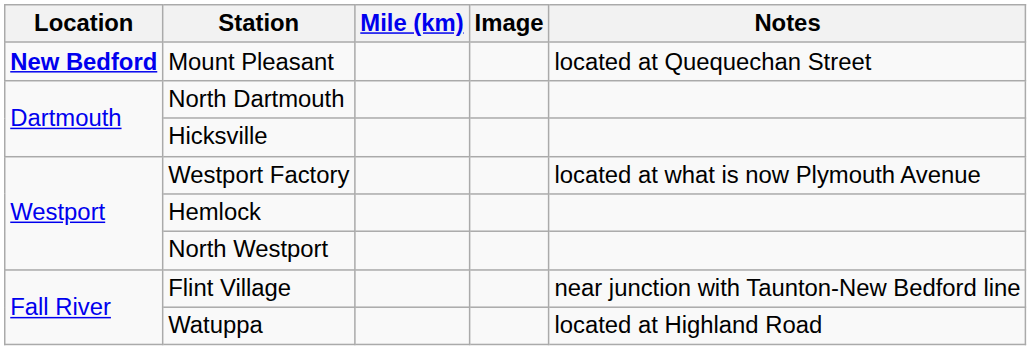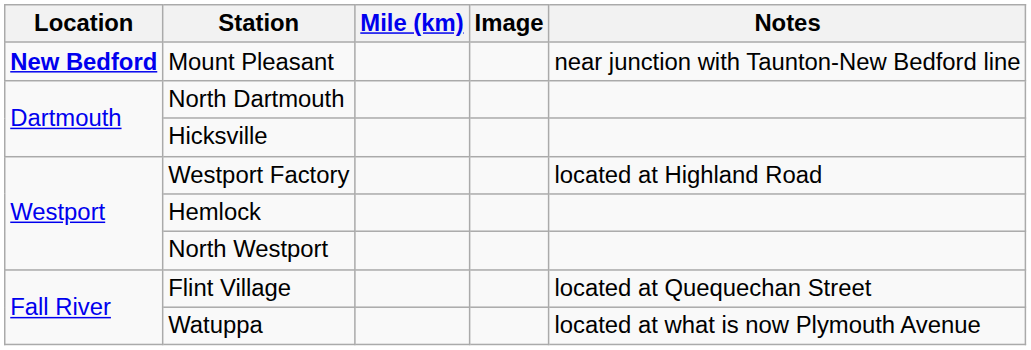(713, 61) located at Quequechan Street -> (788, 61) near junction with Taunton-New Bedford line
(768, 174) located at what is now Plymouth Avenue -> (688, 174) located at Highland Road
(788, 288) near junction with Taunton-New Bedford line -> (713, 288) located at Quequechan Street
(688, 325) located at Highland Road -> (768, 325) located at what is now Plymouth Avenue
